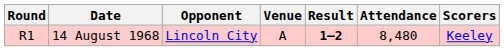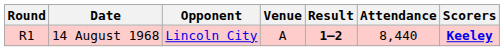(398, 36) 8,480 -> (398, 36) 8,440
(470, 36) normal -> (470, 36) bold
